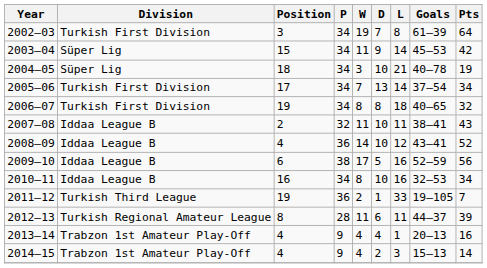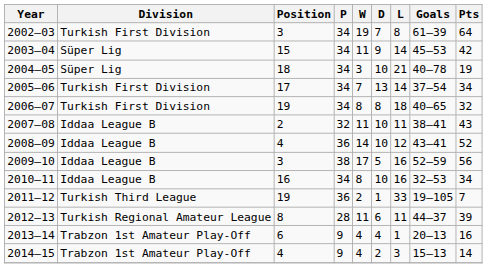(280, 161) 6 -> (280, 161) 3
(280, 235) 4 -> (280, 235) 6
